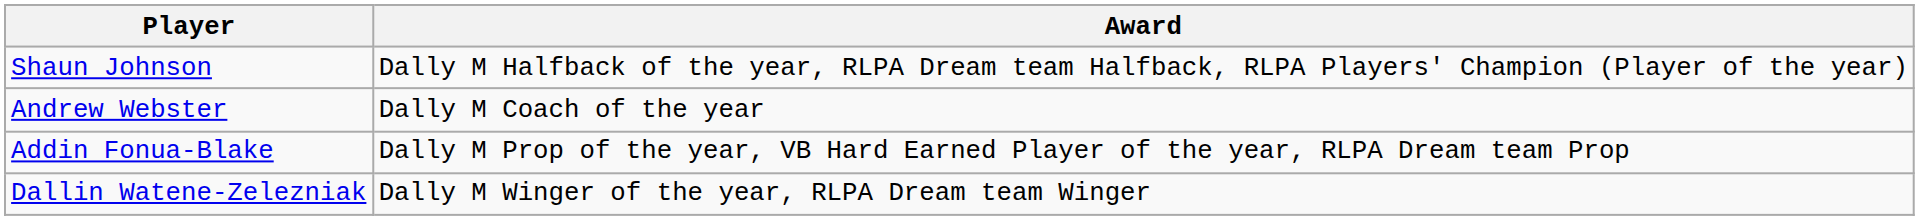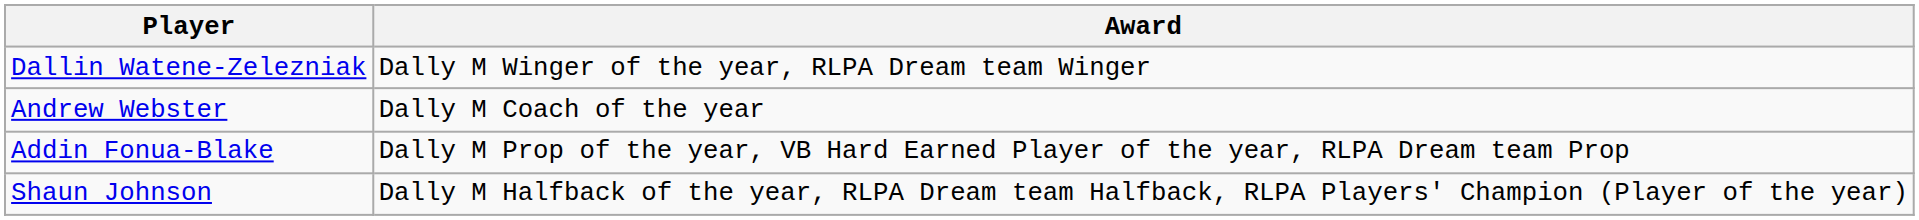rows swapped: (112, 68) <-> (189, 194)
